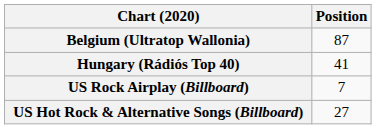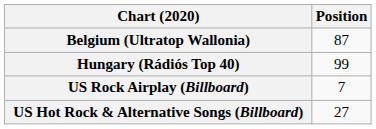(342, 64) 41 -> (342, 64) 99
